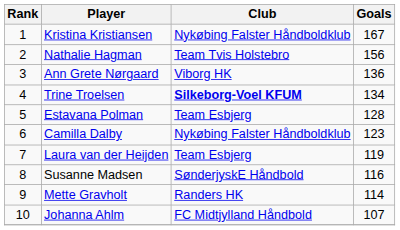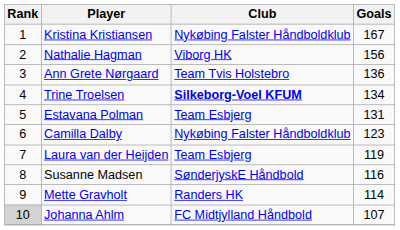(232, 54) Team Tvis Holstebro -> (203, 54) Viborg HK
(203, 74) Viborg HK -> (232, 74) Team Tvis Holstebro
(374, 114) 128 -> (374, 114) 131
(23, 214) no background -> (23, 214) lightgrey background
